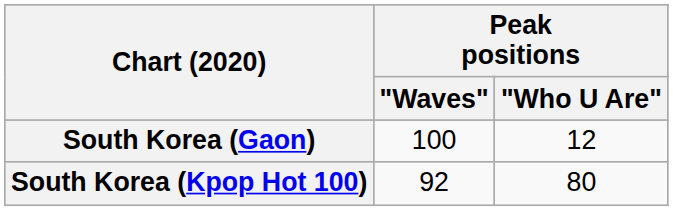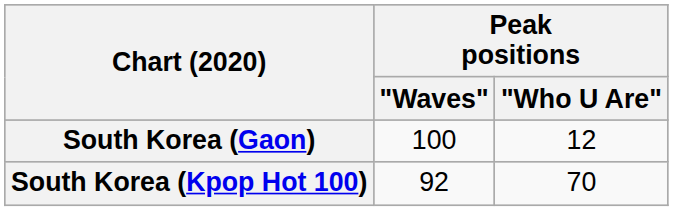(581, 182) 80 -> (581, 182) 70
